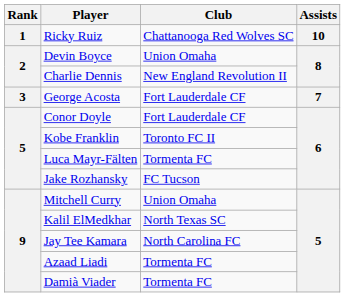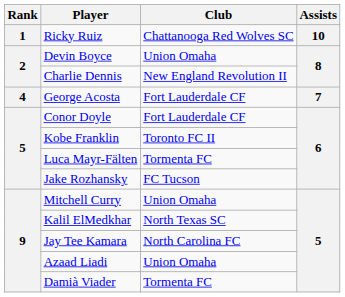(23, 96) 3 -> (23, 96) 4
(178, 261) Tormenta FC -> (180, 261) Union Omaha
